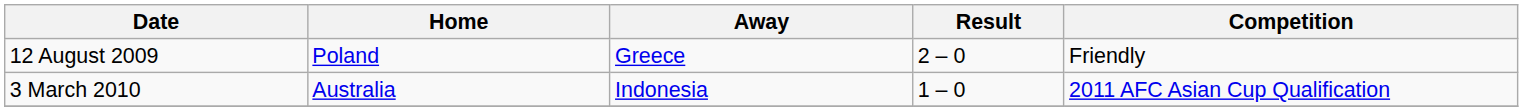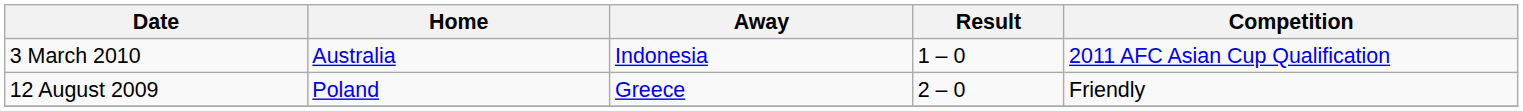rows swapped: (84, 56) <-> (75, 90)
